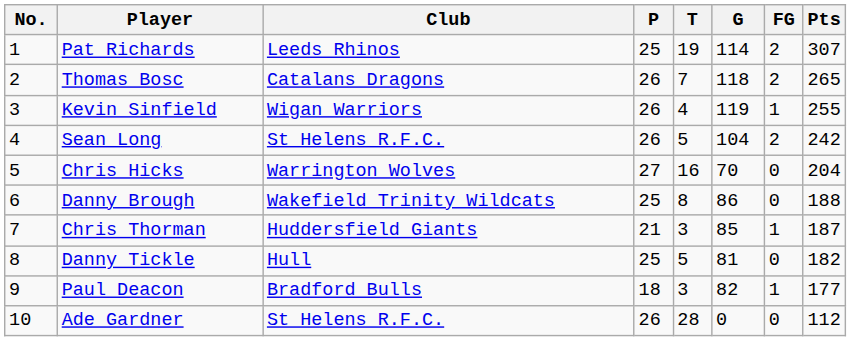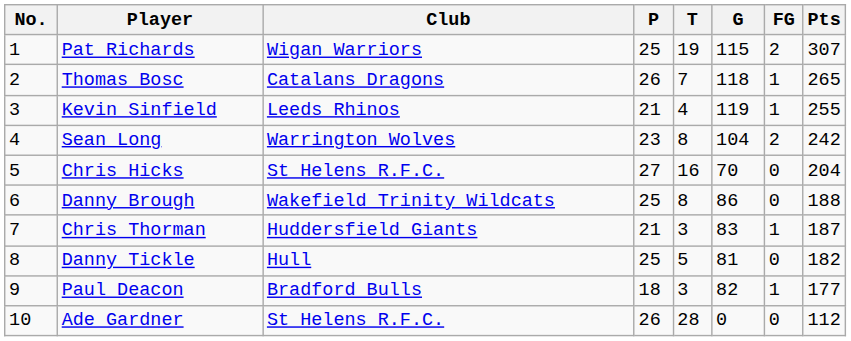(333, 50) Leeds Rhinos -> (344, 50) Wigan Warriors
(733, 50) 114 -> (733, 50) 115
(774, 80) 2 -> (774, 80) 1
(344, 110) Wigan Warriors -> (333, 110) Leeds Rhinos
(650, 110) 26 -> (650, 110) 21
(356, 140) St Helens R.F.C. -> (361, 140) Warrington Wolves
(650, 140) 26 -> (650, 140) 23
(683, 140) 5 -> (683, 140) 8
(361, 170) Warrington Wolves -> (356, 170) St Helens R.F.C.
(727, 230) 85 -> (727, 230) 83
